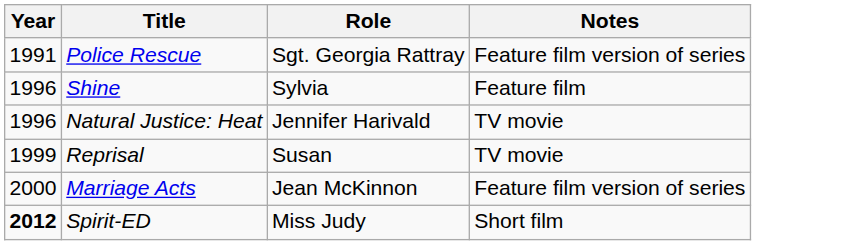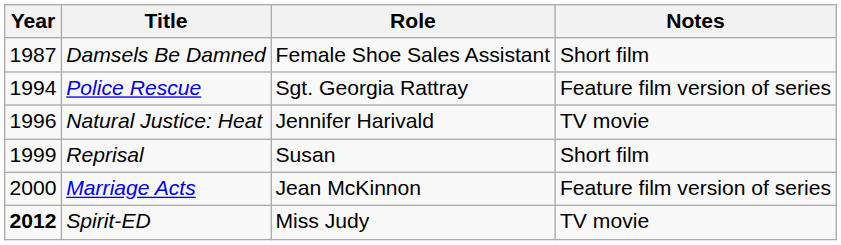+ row: (166, 54)
(33, 54) 1991 -> (33, 88) 1994
- row: (93, 88)
(519, 155) TV movie -> (605, 155) Short film
(519, 222) Short film -> (605, 222) TV movie
